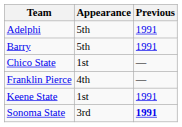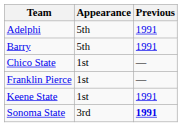(83, 79) 4th -> (83, 79) 1st
